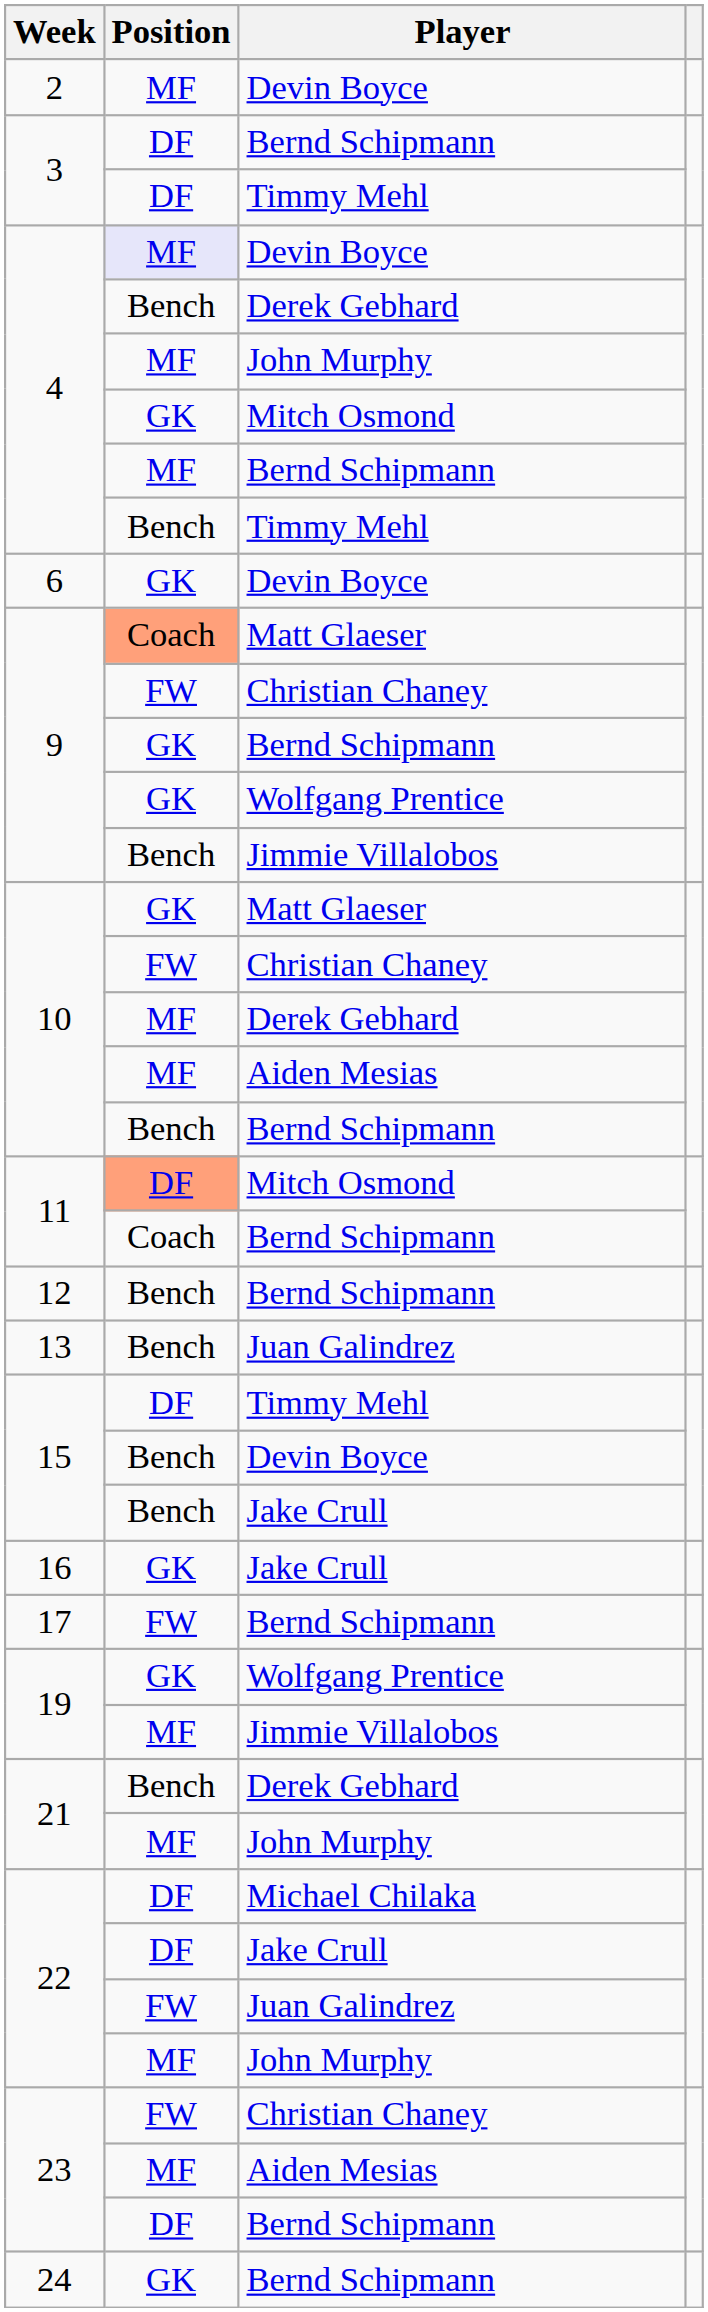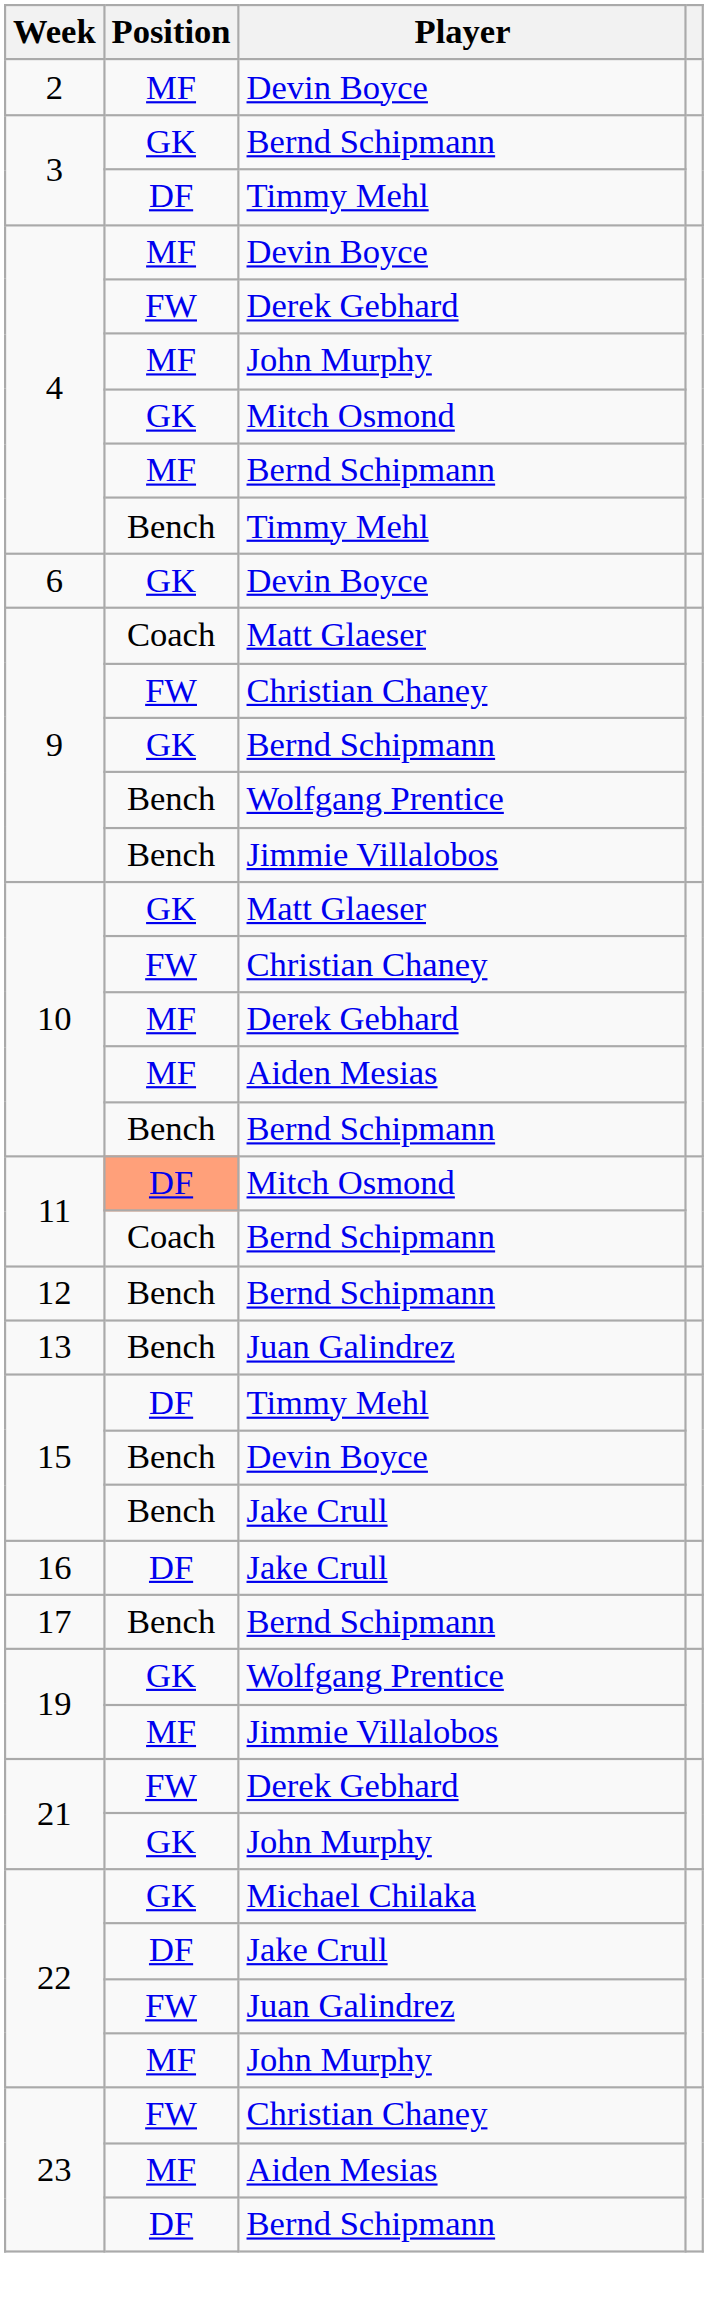(171, 141) DF -> (171, 141) GK
(171, 251) lavender background -> (171, 251) no background
(171, 305) Bench -> (171, 305) FW
(171, 634) lightsalmon background -> (171, 634) no background
(171, 799) GK -> (171, 799) Bench
(171, 1566) GK -> (171, 1566) DF
(171, 1621) FW -> (171, 1621) Bench
(171, 1785) Bench -> (171, 1785) FW
(171, 1840) MF -> (171, 1840) GK
(171, 1895) DF -> (171, 1895) GK
- row: (54, 2279)
